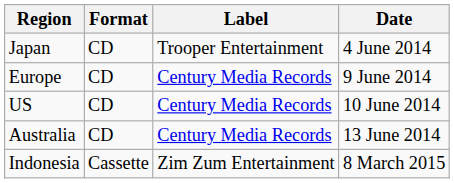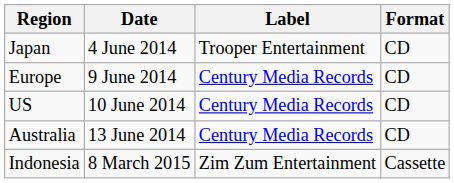columns swapped: (394, 18) <-> (118, 18)
